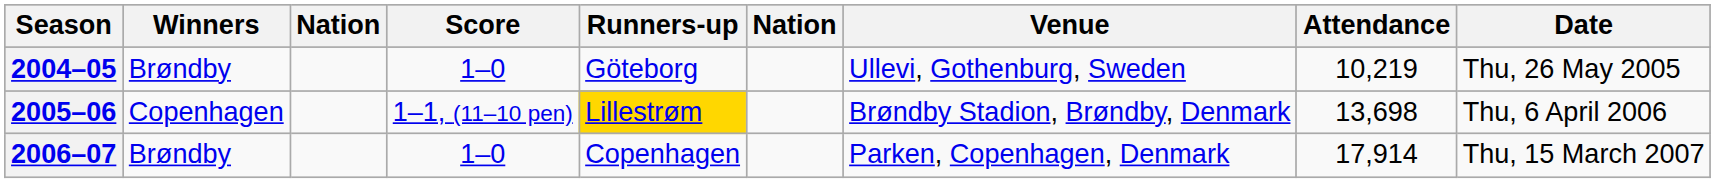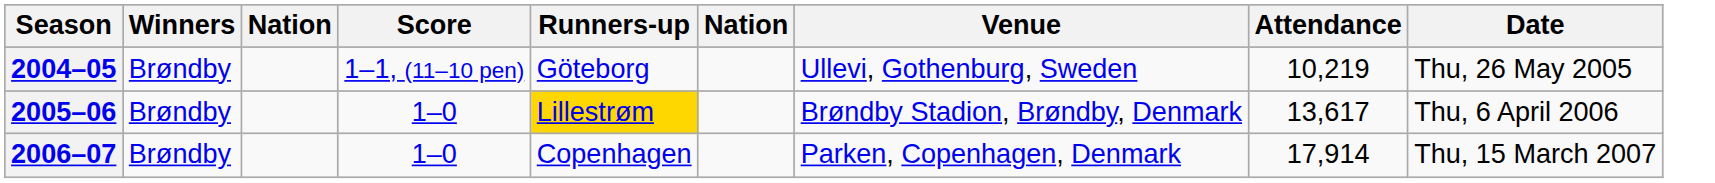(483, 68) 1–0 -> (434, 68) 1–1, (11–10 pen)
(206, 111) Copenhagen -> (180, 111) Brøndby
(483, 111) 1–1, (11–10 pen) -> (434, 111) 1–0
(1377, 111) 13,698 -> (1328, 111) 13,617
